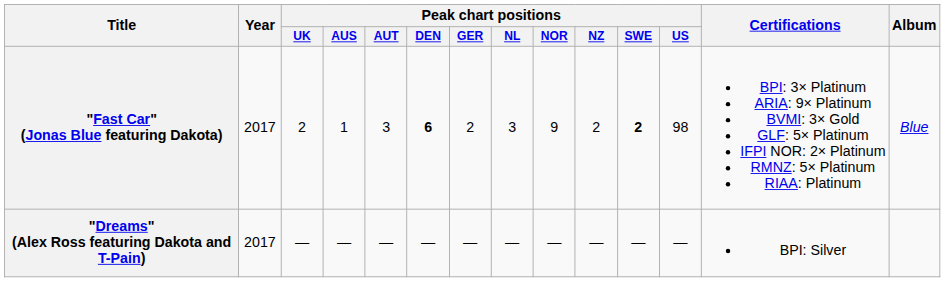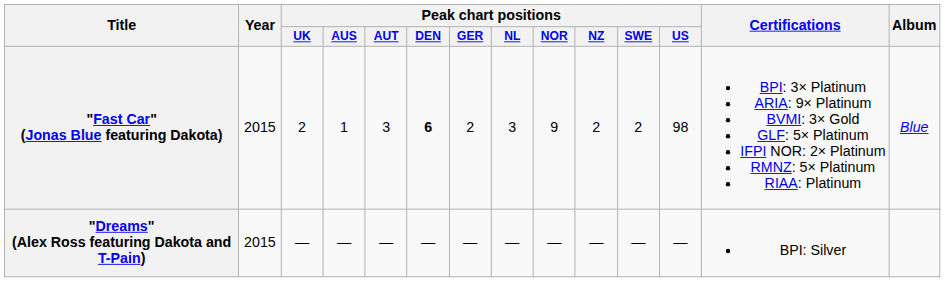(260, 127) 2017 -> (260, 127) 2015
(638, 127) bold -> (638, 127) normal
(260, 242) 2017 -> (260, 242) 2015
